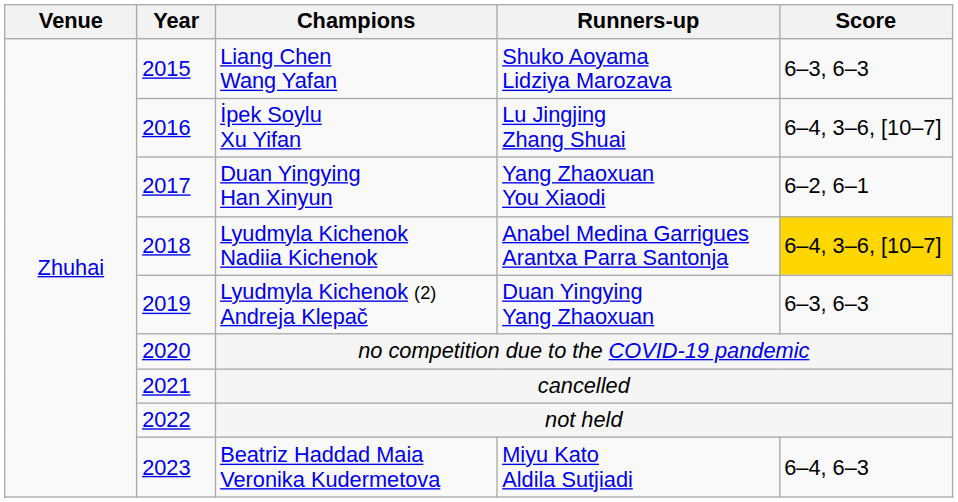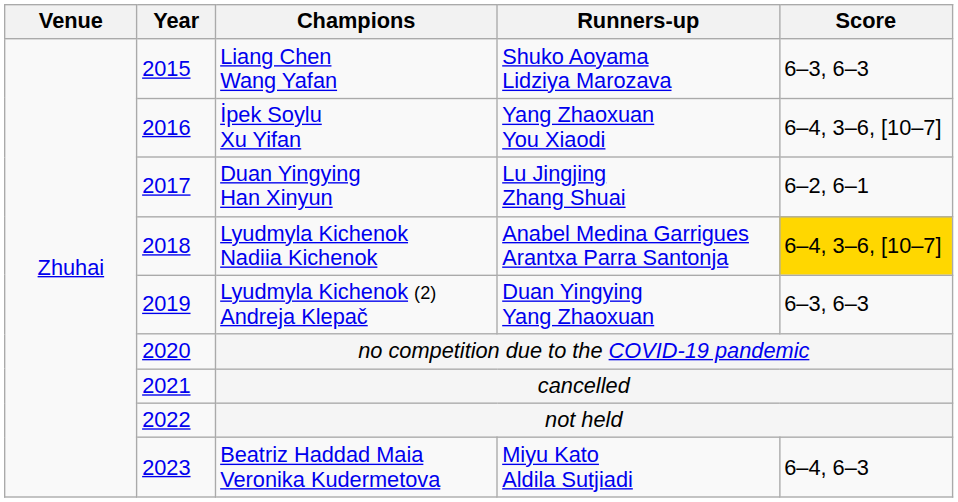(564, 127) Lu Jingjing Zhang Shuai -> (578, 127) Yang Zhaoxuan You Xiaodi
(578, 186) Yang Zhaoxuan You Xiaodi -> (564, 186) Lu Jingjing Zhang Shuai
